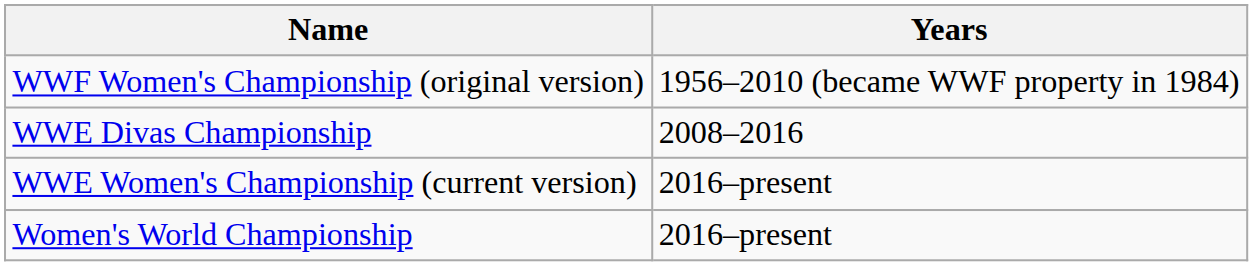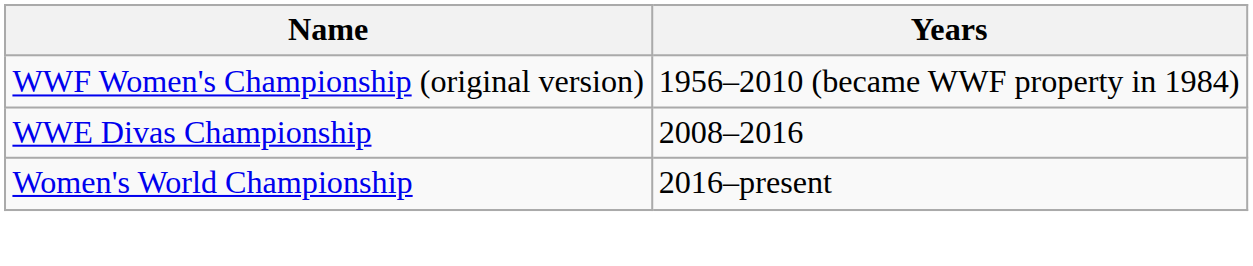- row: (325, 183)
